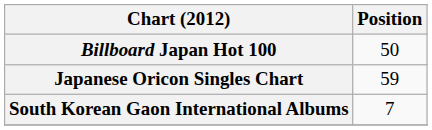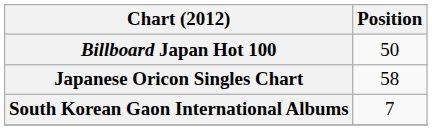(390, 79) 59 -> (390, 79) 58
